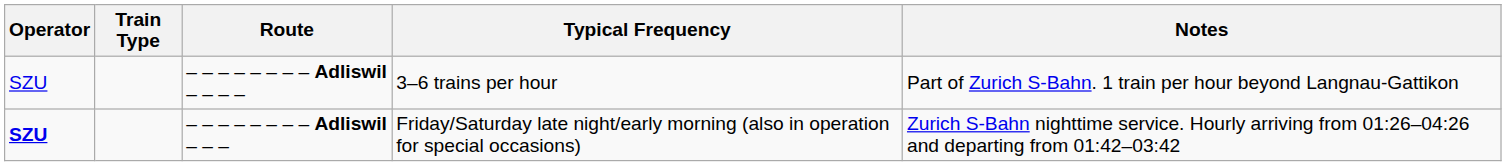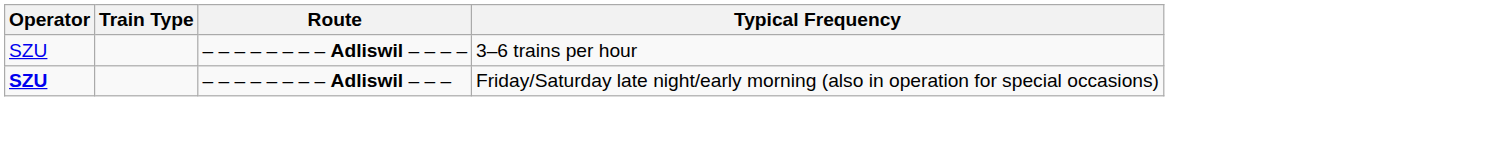- column: (1202, 30)
